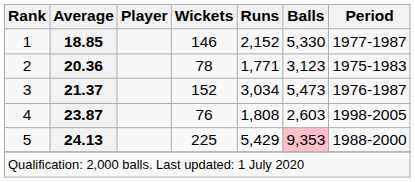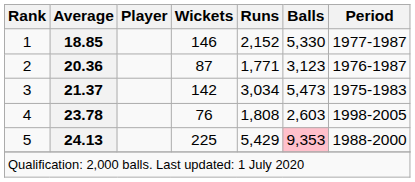(204, 66) 78 -> (204, 66) 87
(370, 66) 1975-1983 -> (370, 66) 1976-1987
(204, 90) 152 -> (204, 90) 142
(370, 90) 1976-1987 -> (370, 90) 1975-1983
(84, 115) 23.87 -> (84, 115) 23.78
